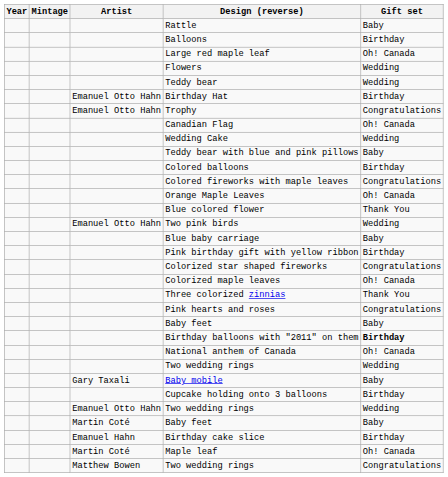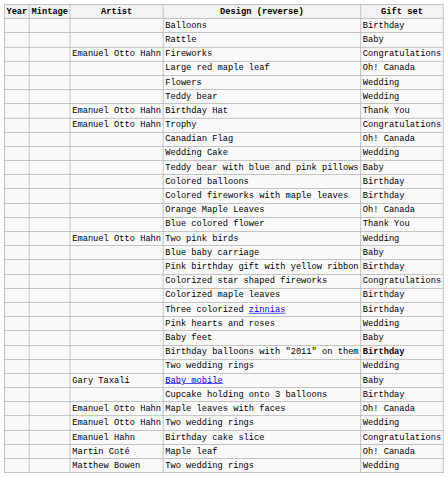rows swapped: (117, 26) <-> (117, 40)
+ row: (117, 54)
(384, 97) Birthday -> (386, 111) Thank You
(402, 182) Congratulations -> (384, 196) Birthday
(389, 281) Oh! Canada -> (384, 295) Birthday
(386, 295) Thank You -> (384, 310) Birthday
(402, 310) Congratulations -> (381, 324) Wedding
- row: (117, 352)
+ row: (117, 409)
- row: (101, 423)
(384, 437) Birthday -> (402, 437) Congratulations
(402, 466) Congratulations -> (381, 466) Wedding
